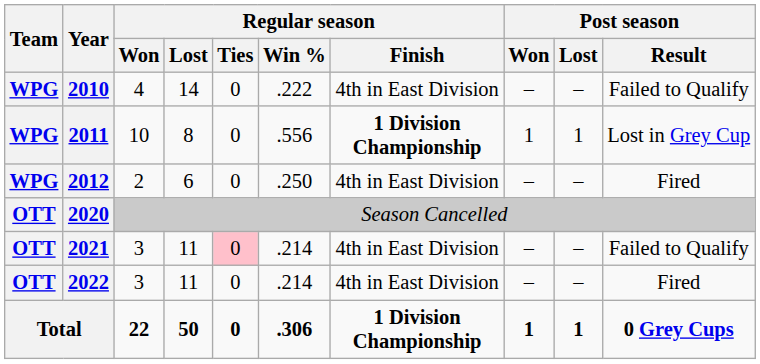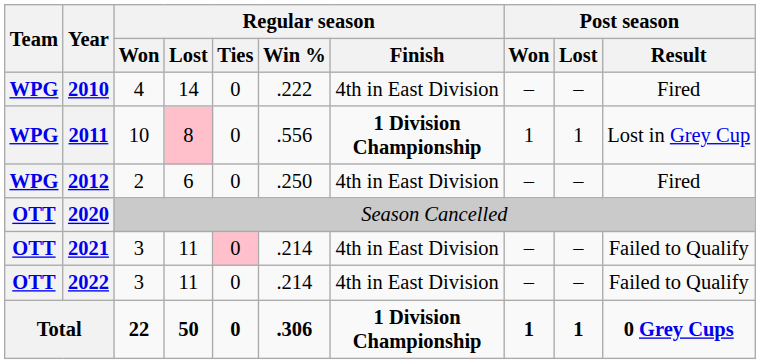(679, 89) Failed to Qualify -> (679, 89) Fired
(188, 135) no background -> (188, 135) pink background
(679, 282) Fired -> (679, 282) Failed to Qualify
